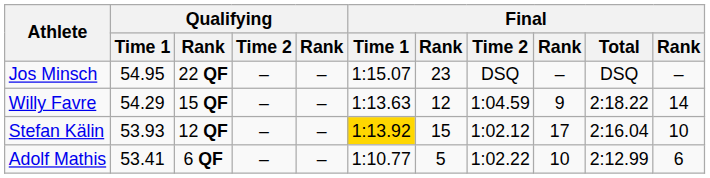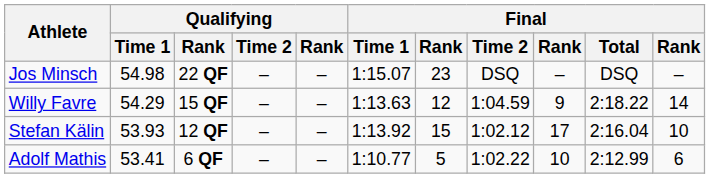(142, 75) 54.95 -> (142, 75) 54.98
(381, 131) gold background -> (381, 131) no background
